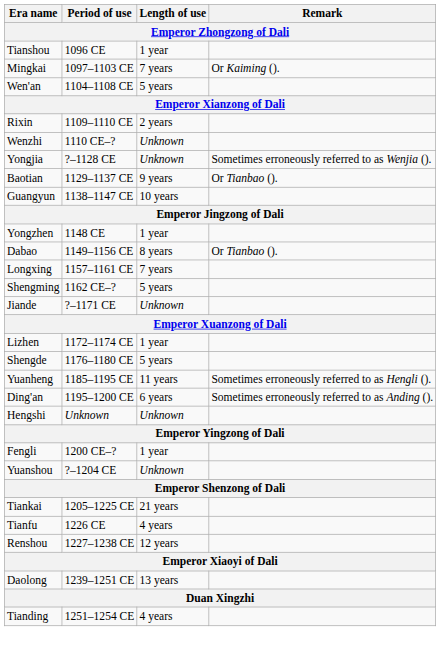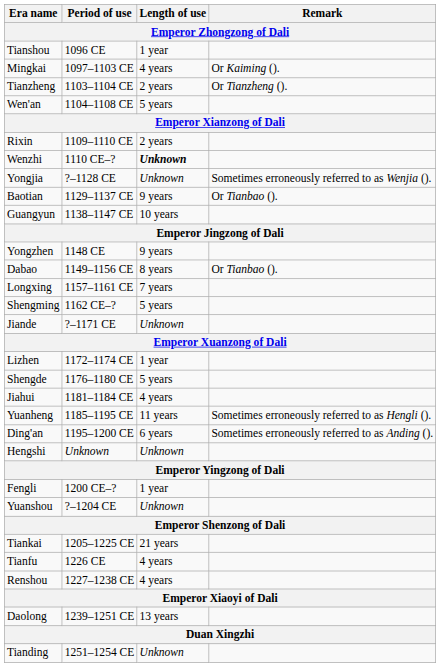(156, 68) 7 years -> (156, 68) 4 years
+ row: (31, 86)
(162, 141) normal -> (163, 159) bold
(154, 232) 1 year -> (156, 251) 9 years
+ row: (21, 397)
(159, 543) 12 years -> (156, 580) 4 years
(156, 616) 4 years -> (162, 653) Unknown
